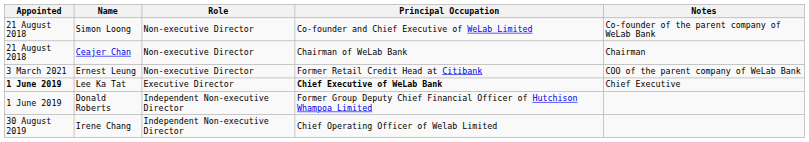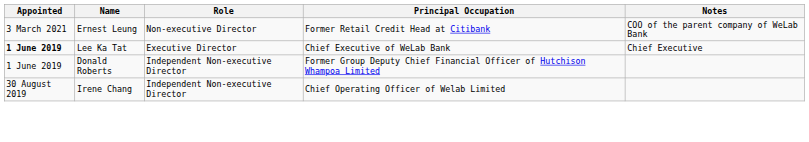- row: (103, 29)
- row: (103, 53)
(370, 85) bold -> (378, 48) normal
